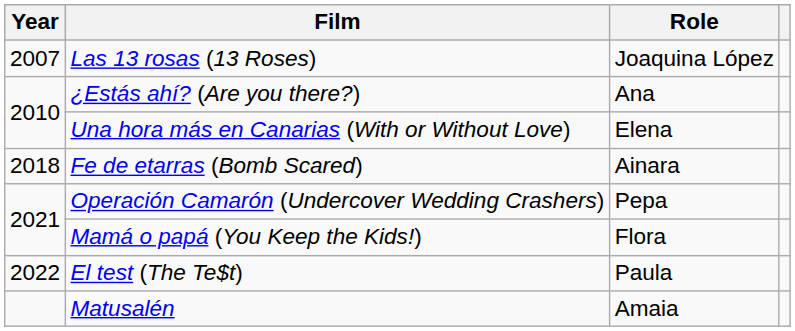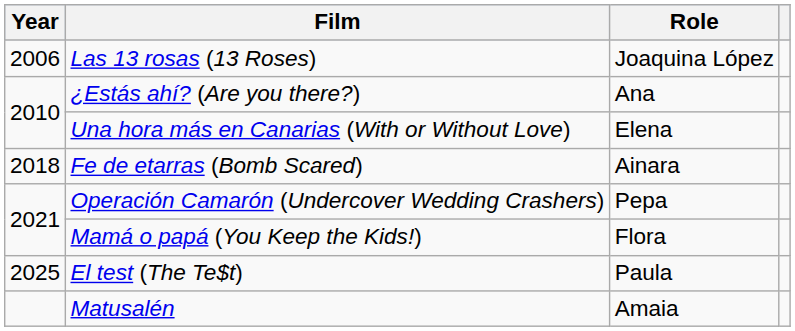(35, 58) 2007 -> (35, 58) 2006
(35, 272) 2022 -> (35, 272) 2025
